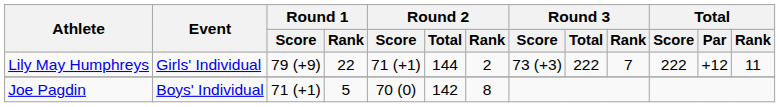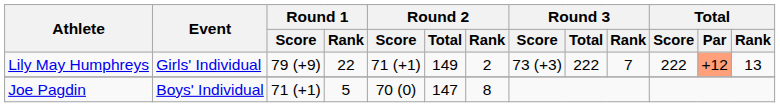(445, 65) 144 -> (445, 65) 149
(715, 65) no background -> (715, 65) lightsalmon background
(753, 65) 11 -> (753, 65) 13
(445, 90) 142 -> (445, 90) 147
